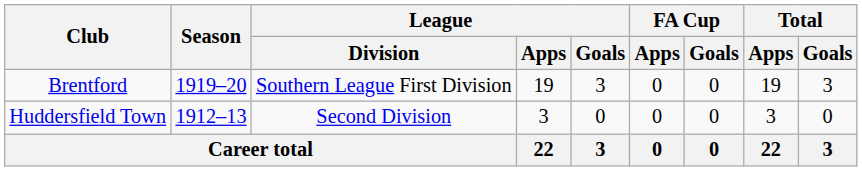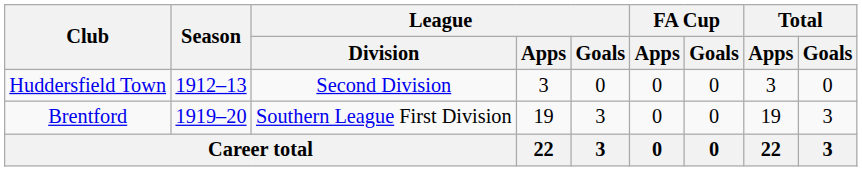rows swapped: (88, 117) <-> (88, 85)
